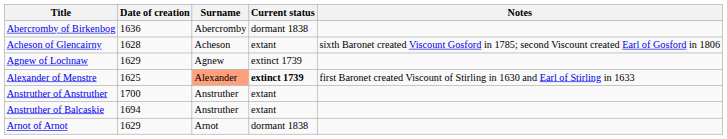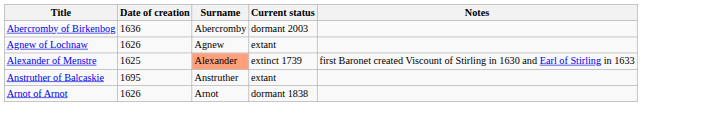(280, 28) dormant 1838 -> (280, 28) dormant 2003
- row: (54, 45)
(130, 61) 1629 -> (130, 45) 1626
(276, 61) extinct 1739 -> (263, 45) extant
(277, 77) bold -> (276, 61) normal
- row: (57, 93)
(130, 110) 1694 -> (130, 77) 1695
(130, 126) 1629 -> (130, 93) 1626
